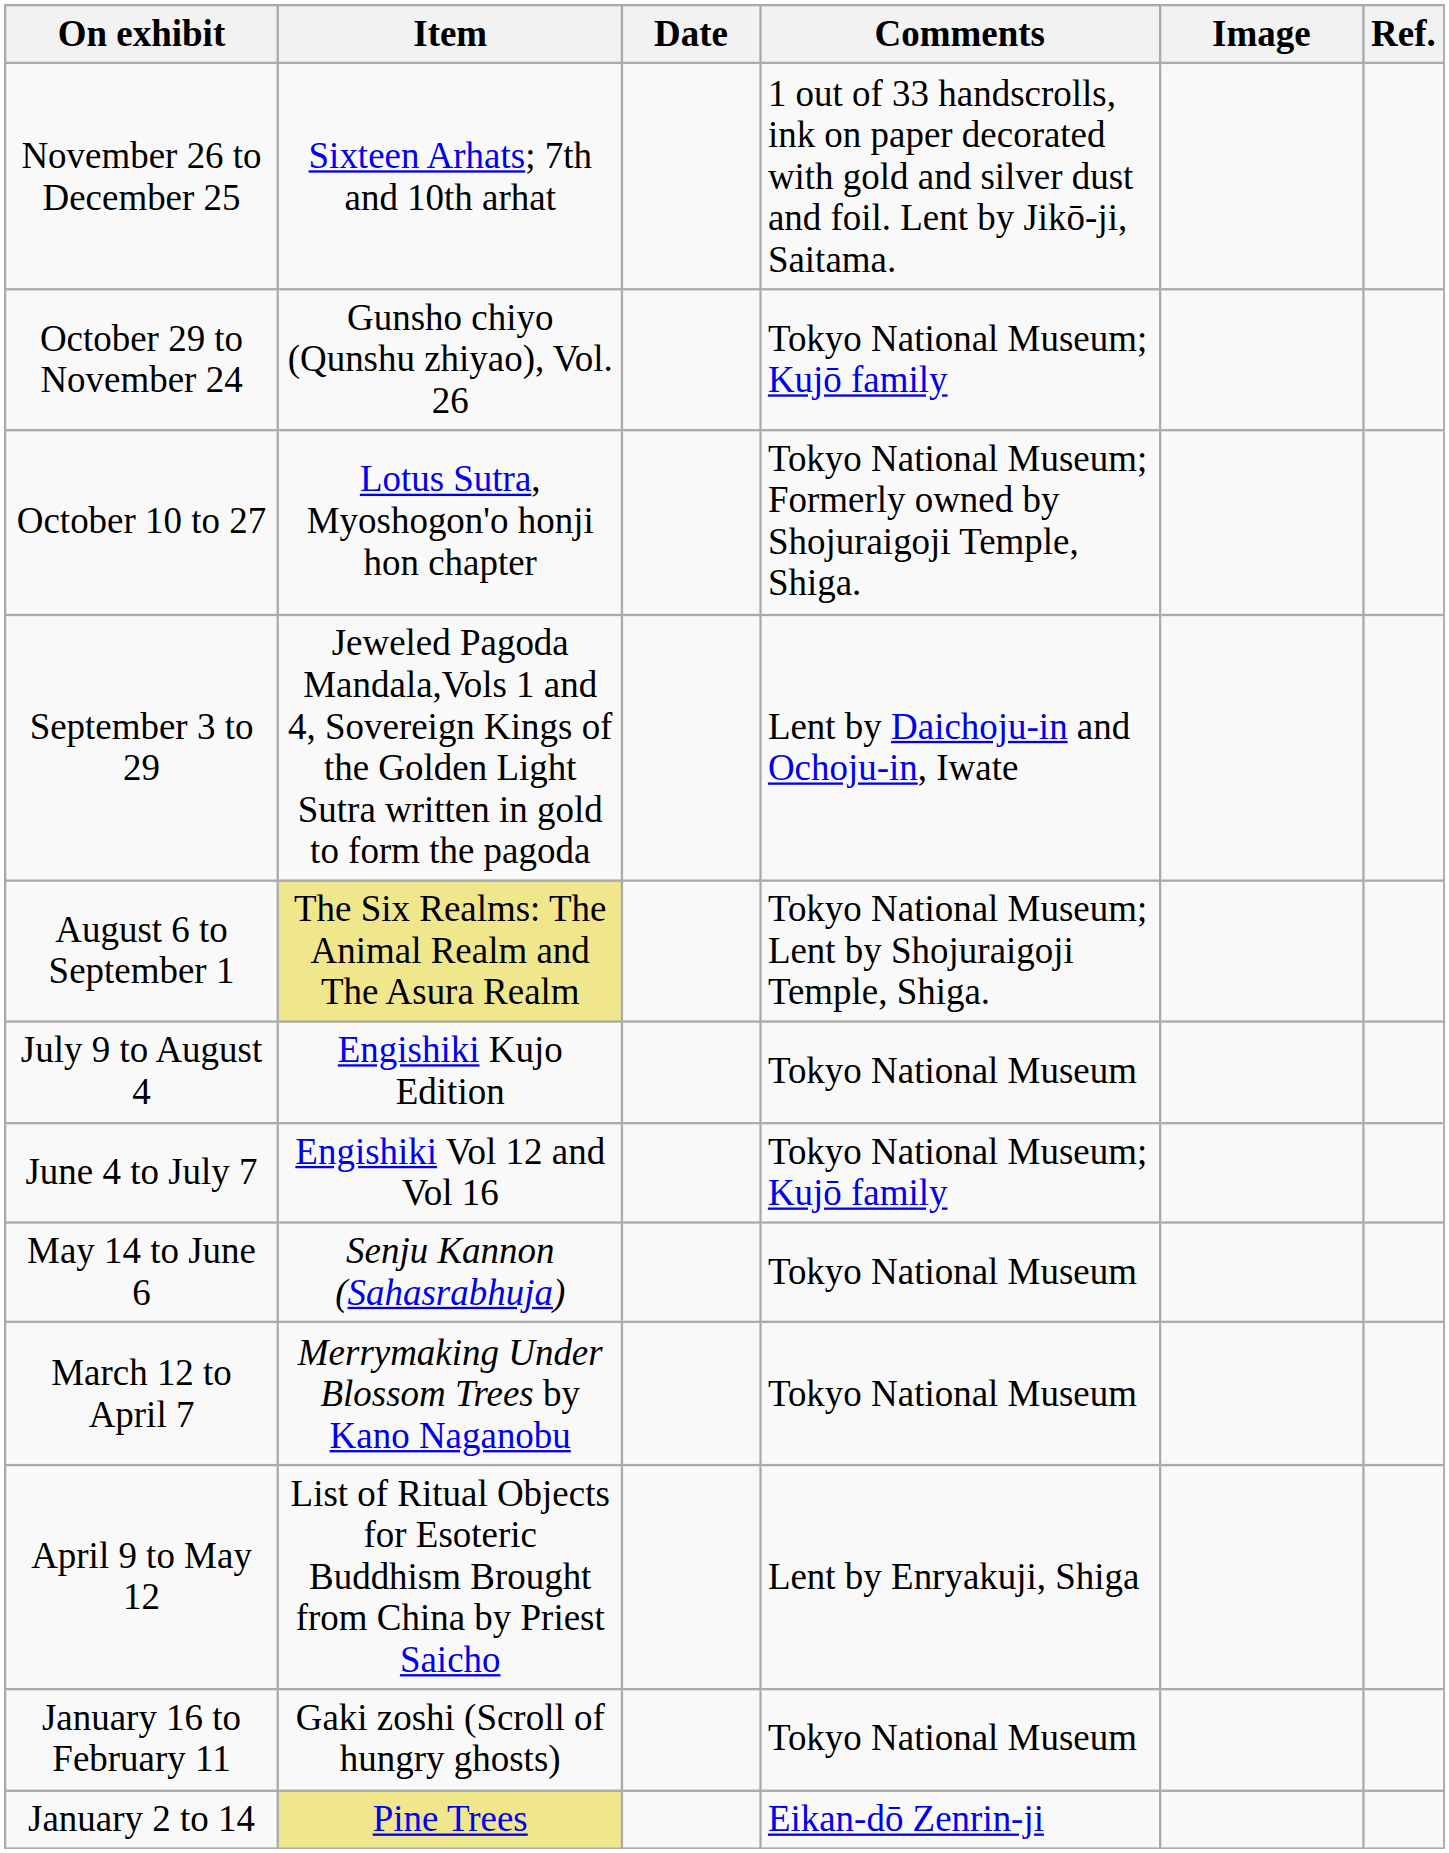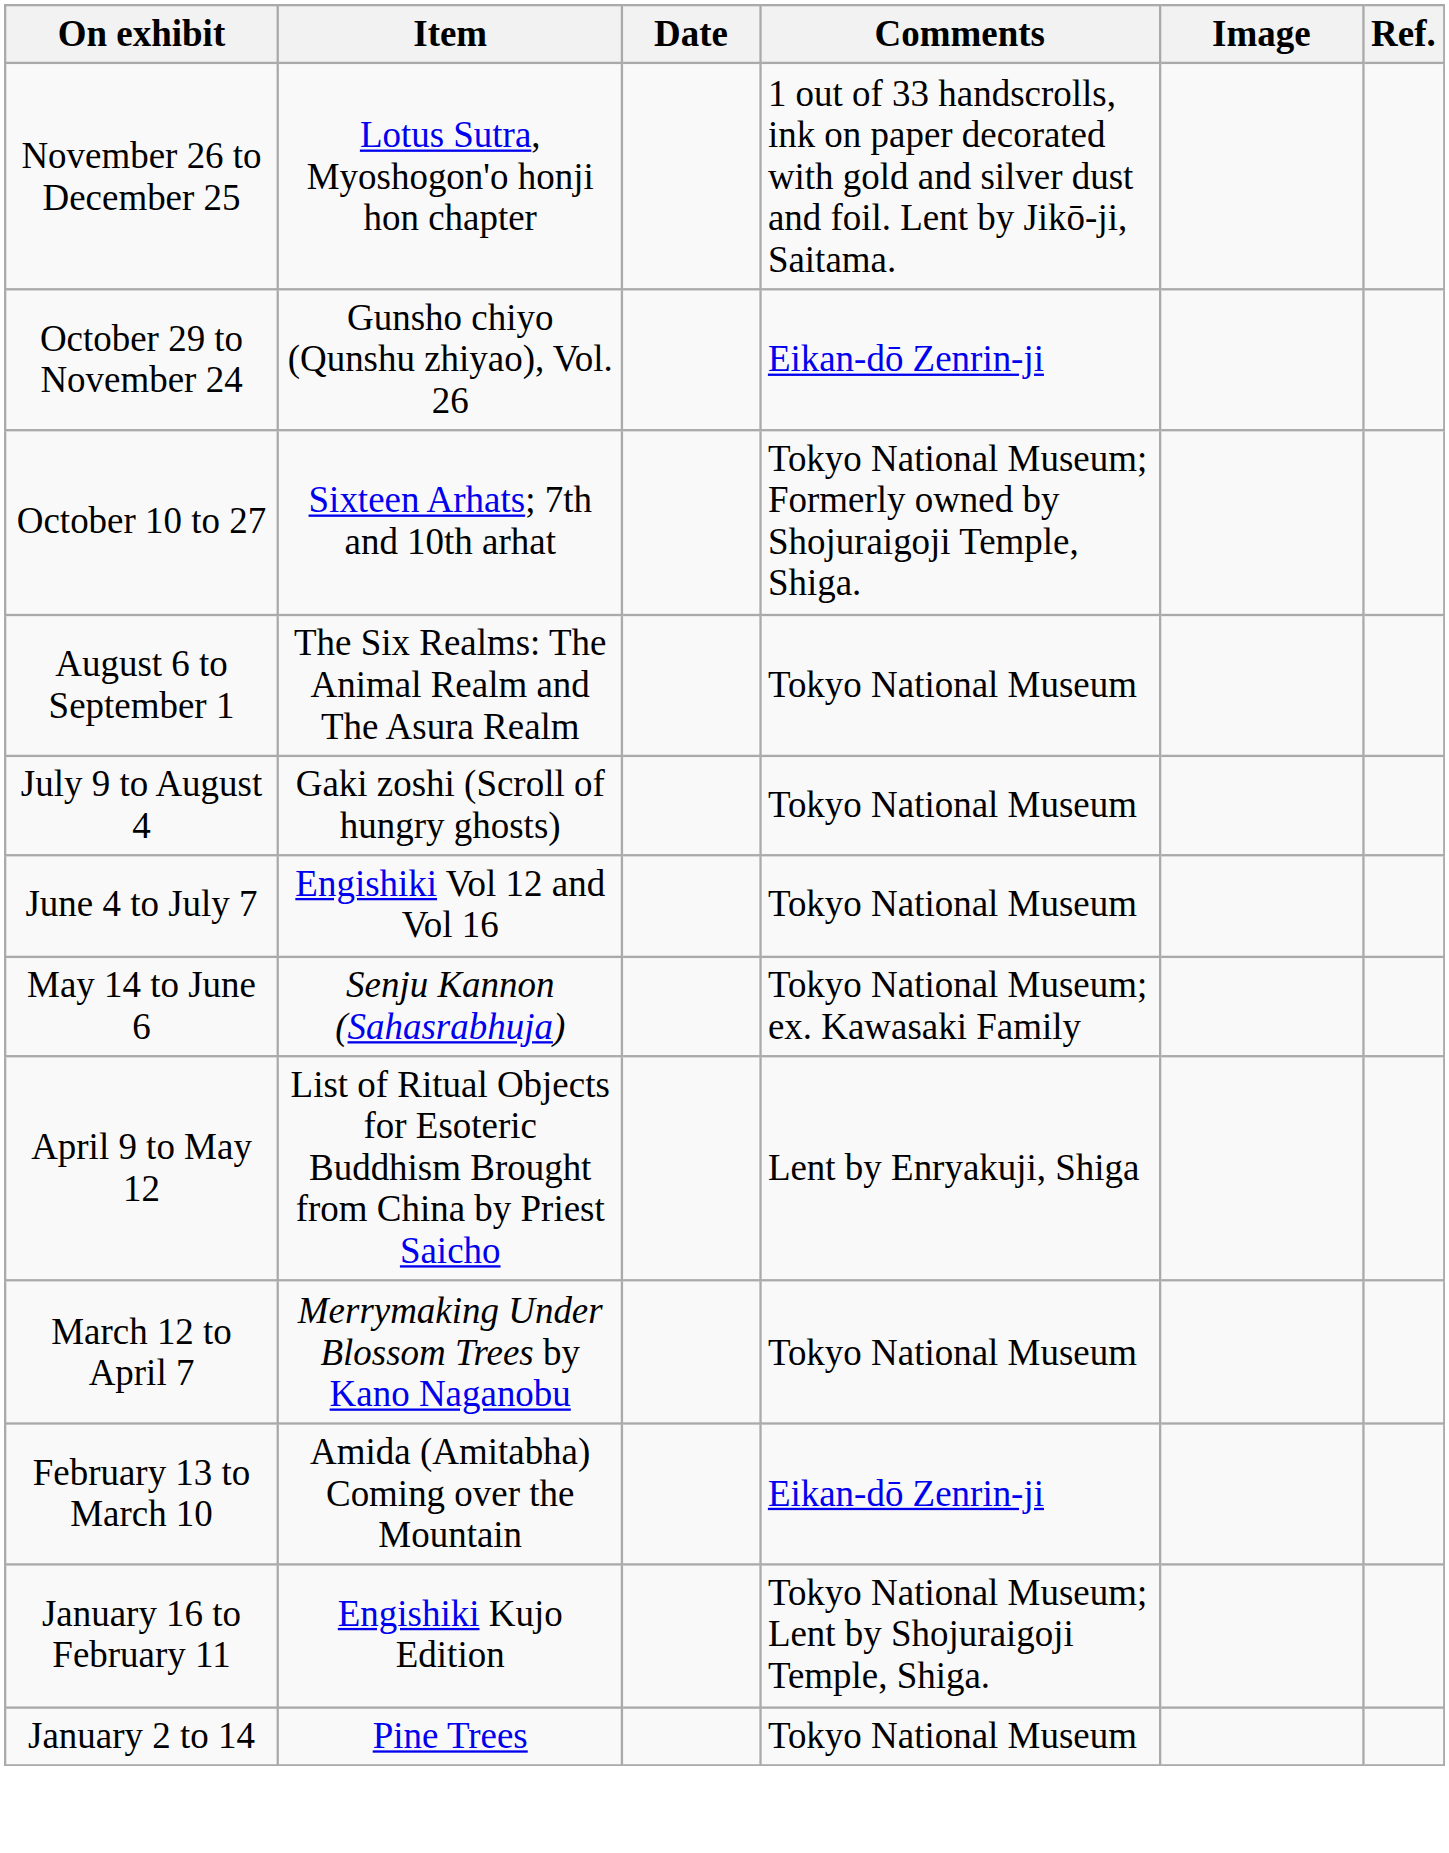(450, 175) Sixteen Arhats; 7th and 10th arhat -> (450, 175) Lotus Sutra, Myoshogon'o honji hon chapter
(958, 358) Tokyo National Museum; Kujō family -> (906, 358) Eikan-dō Zenrin-ji
(450, 521) Lotus Sutra, Myoshogon'o honji hon chapter -> (450, 521) Sixteen Arhats; 7th and 10th arhat
- row: (142, 746)
(450, 950) khaki background -> (450, 684) no background
(958, 950) Tokyo National Museum; Lent by Shojuraigoji Temple, Shiga. -> (952, 684) Tokyo National Museum
(450, 1071) Engishiki Kujo Edition -> (450, 805) Gaki zoshi (Scroll of hungry ghosts)
(958, 1171) Tokyo National Museum; Kujō family -> (952, 905) Tokyo National Museum
(952, 1271) Tokyo National Museum -> (958, 1005) Tokyo National Museum; ex. Kawasaki Family
rows swapped: (141, 1576) <-> (141, 1392)
+ row: (141, 1493)
(450, 1738) Gaki zoshi (Scroll of hungry ghosts) -> (450, 1634) Engishiki Kujo Edition
(952, 1738) Tokyo National Museum -> (958, 1634) Tokyo National Museum; Lent by Shojuraigoji Temple, Shiga.
(450, 1818) khaki background -> (450, 1735) no background
(906, 1818) Eikan-dō Zenrin-ji -> (952, 1735) Tokyo National Museum
